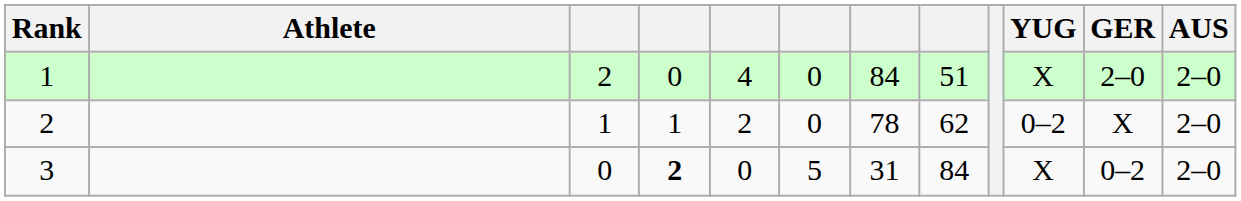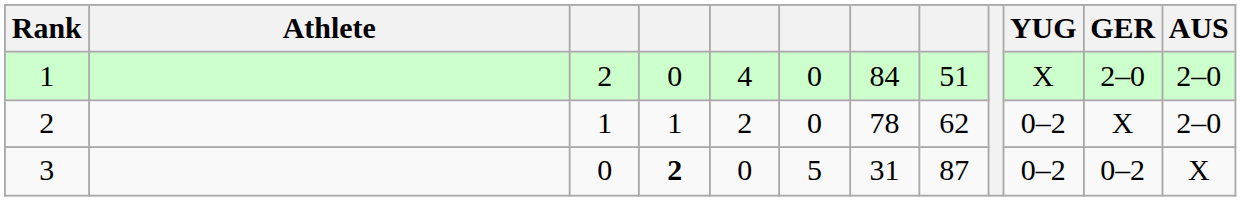(954, 170) 84 -> (954, 170) 87
(1043, 170) X -> (1043, 170) 0–2
(1199, 170) 2–0 -> (1199, 170) X
